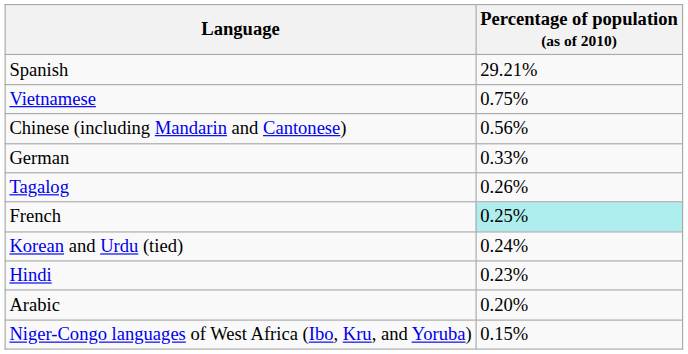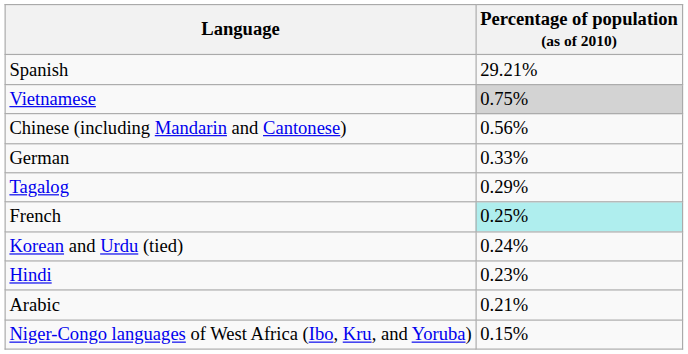(504, 98) no background -> (504, 98) lightgrey background
(504, 187) 0.26% -> (504, 187) 0.29%
(504, 305) 0.20% -> (504, 305) 0.21%
